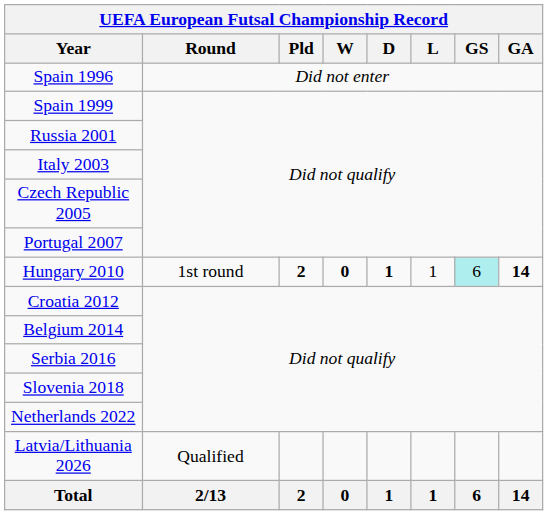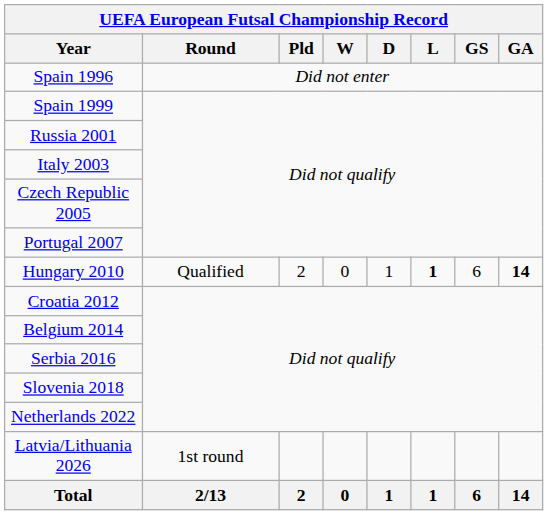(211, 271) 1st round -> (211, 271) Qualified
(301, 271) bold -> (301, 271) normal
(345, 271) bold -> (345, 271) normal
(389, 271) bold -> (389, 271) normal
(433, 271) normal -> (433, 271) bold
(477, 271) paleturquoise background -> (477, 271) no background
(211, 456) Qualified -> (211, 456) 1st round
